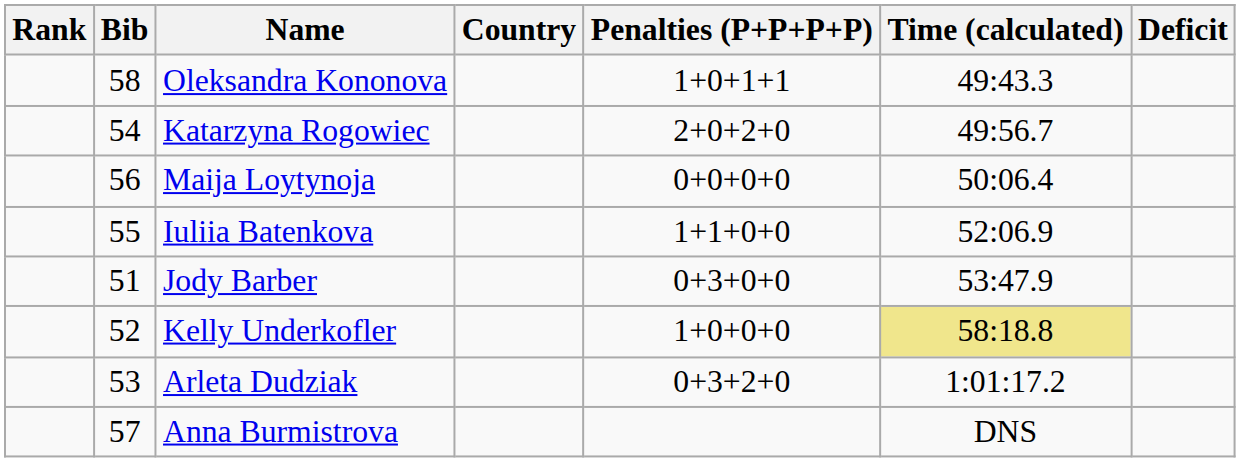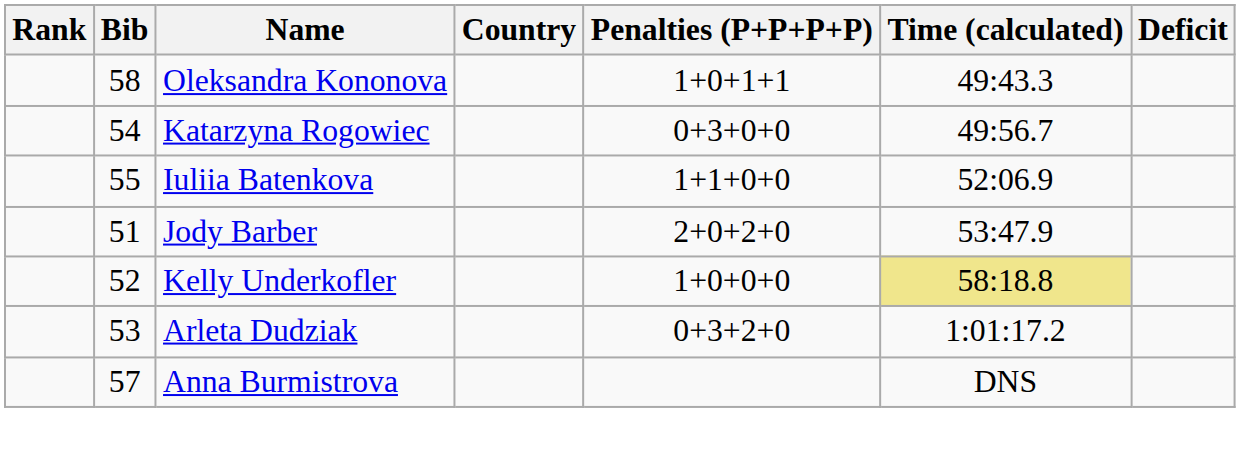(732, 130) 2+0+2+0 -> (732, 130) 0+3+0+0
- row: (269, 180)
(732, 280) 0+3+0+0 -> (732, 230) 2+0+2+0
